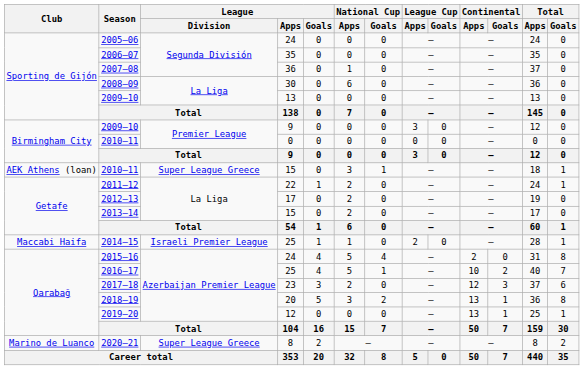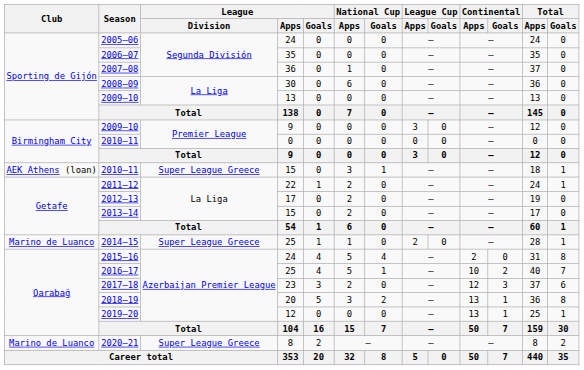(52, 242) Maccabi Haifa -> (52, 242) Marino de Luanco
(209, 242) Israeli Premier League -> (209, 242) Super League Greece
